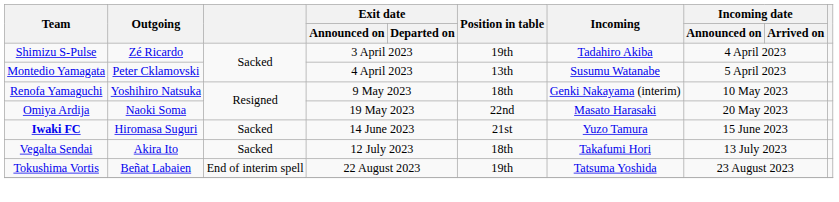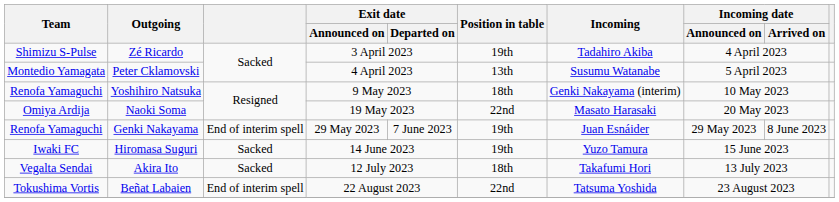+ row: (156, 129)
(56, 129) bold -> (56, 149) normal
(502, 129) 21st -> (502, 149) 19th
(502, 168) 19th -> (502, 187) 22nd
